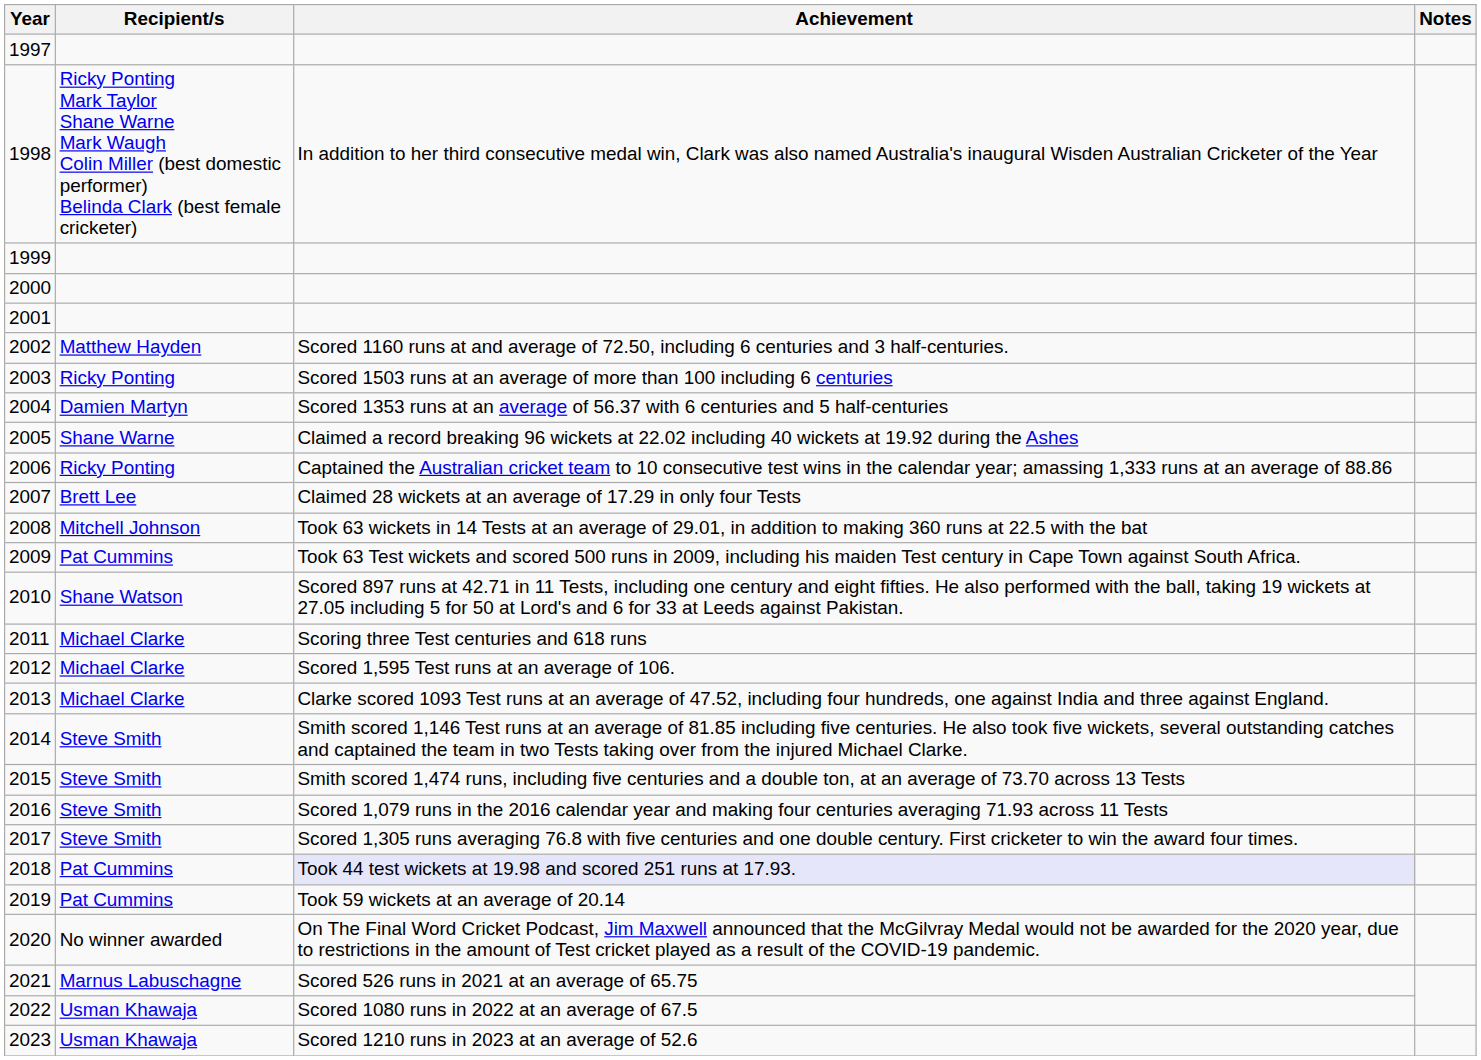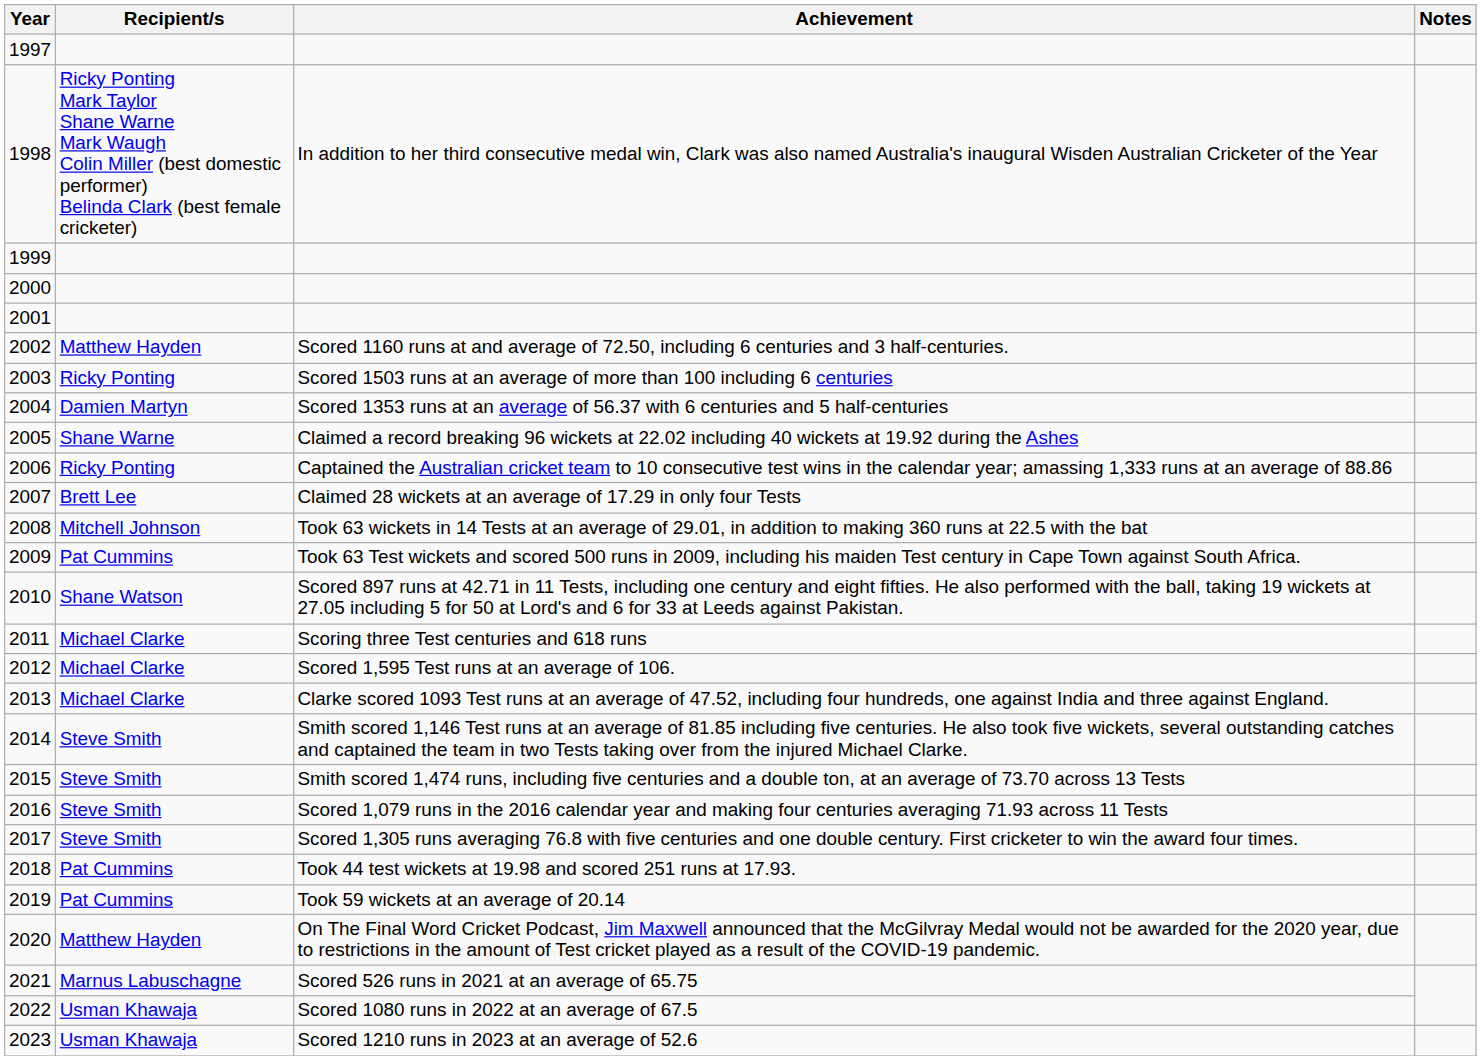(547, 869) lavender background -> (547, 869) no background
(141, 939) No winner awarded -> (130, 939) Matthew Hayden
